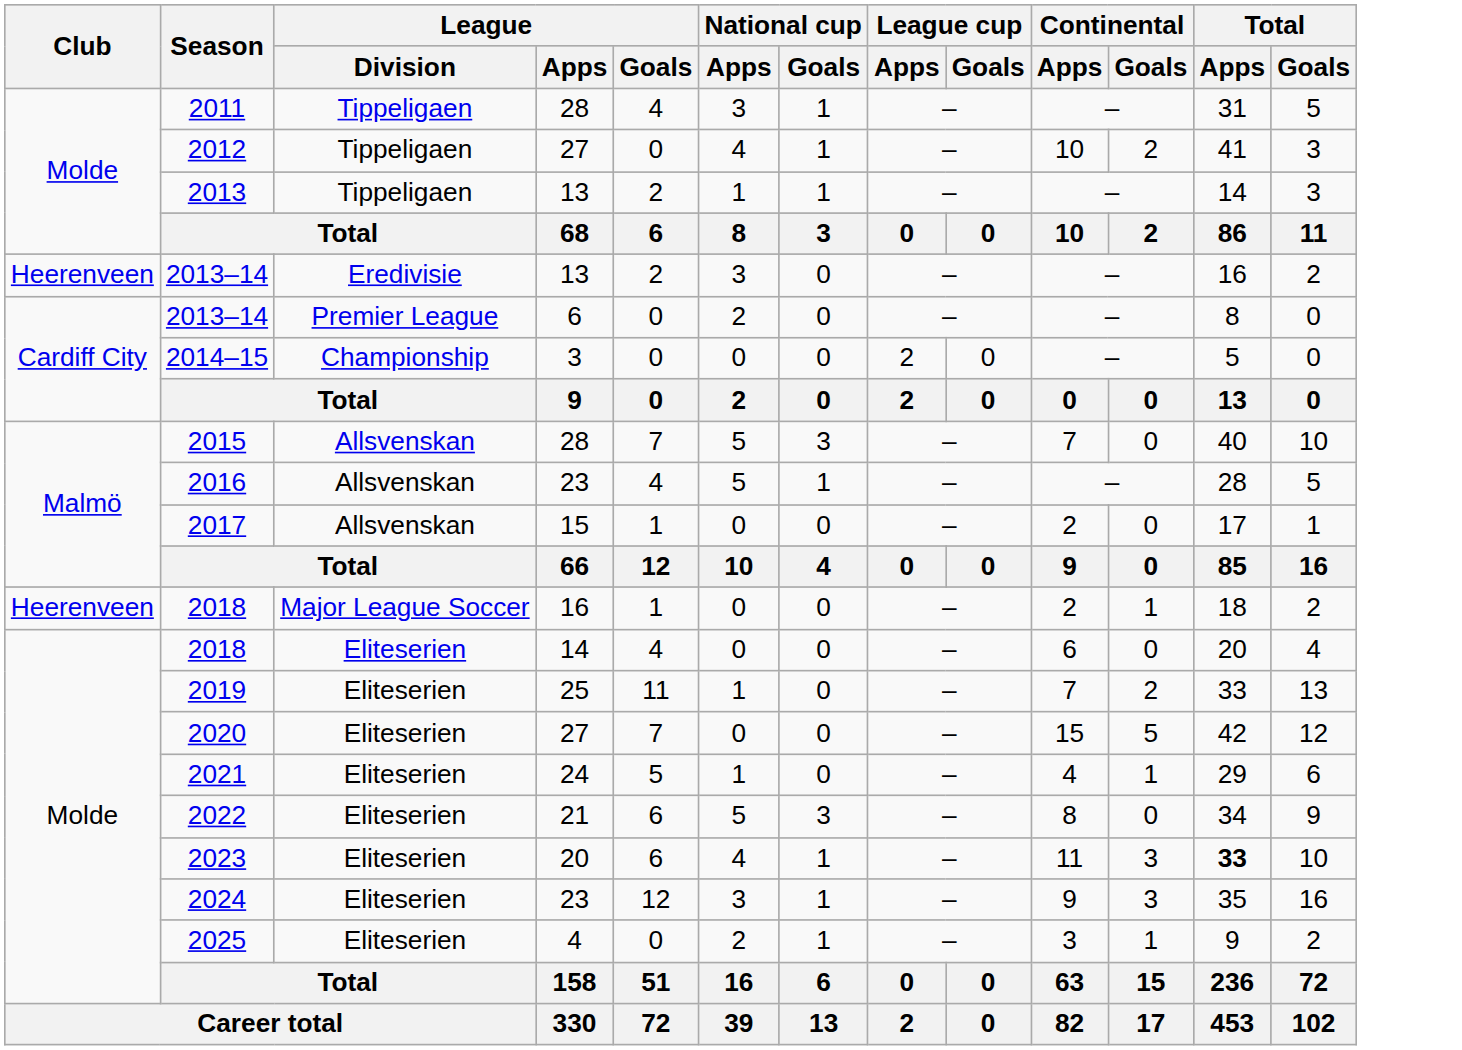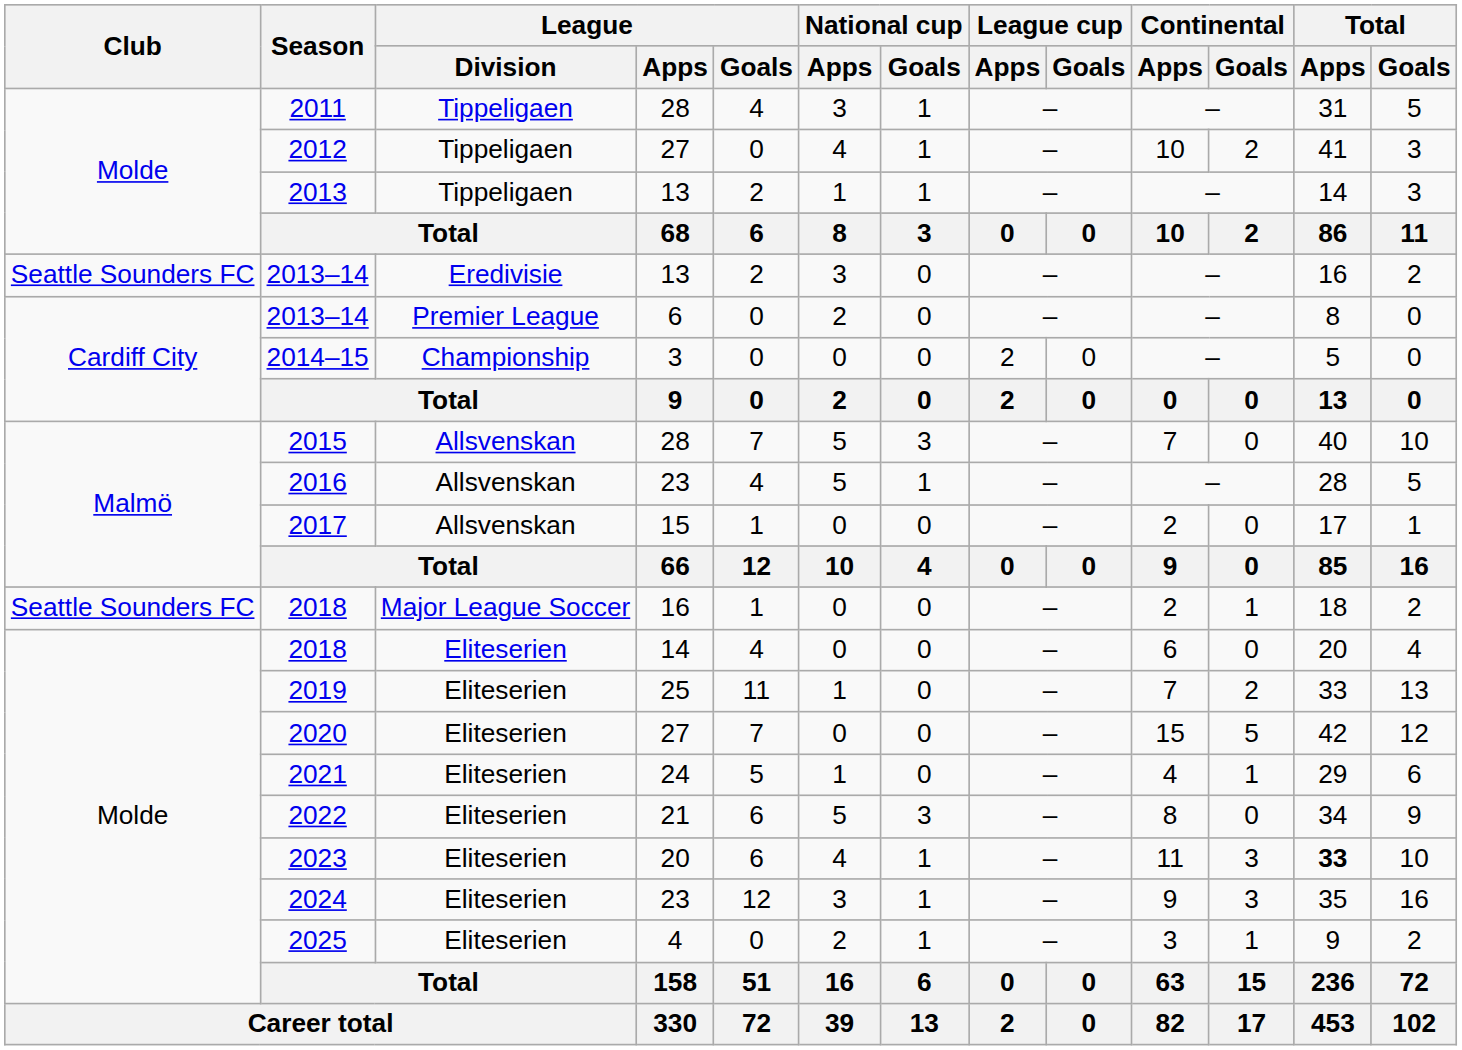(82, 274) Heerenveen -> (133, 274) Seattle Sounders FC
(82, 607) Heerenveen -> (133, 607) Seattle Sounders FC
